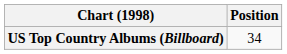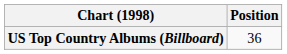(254, 37) 34 -> (254, 37) 36
